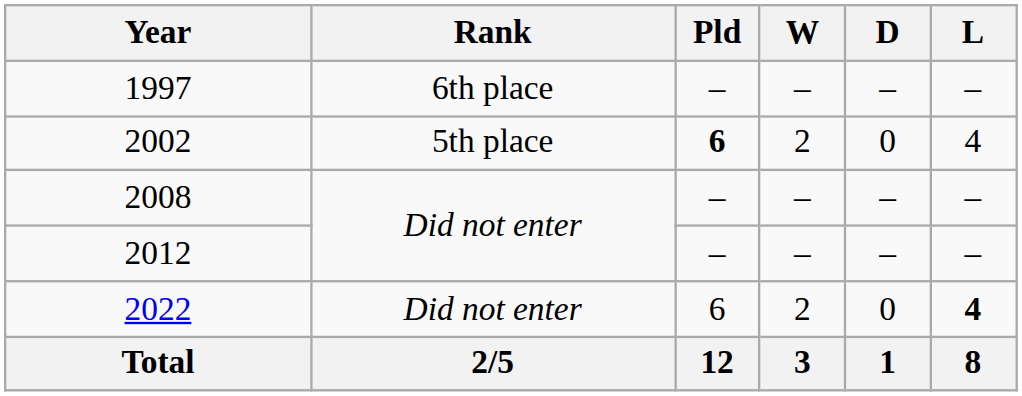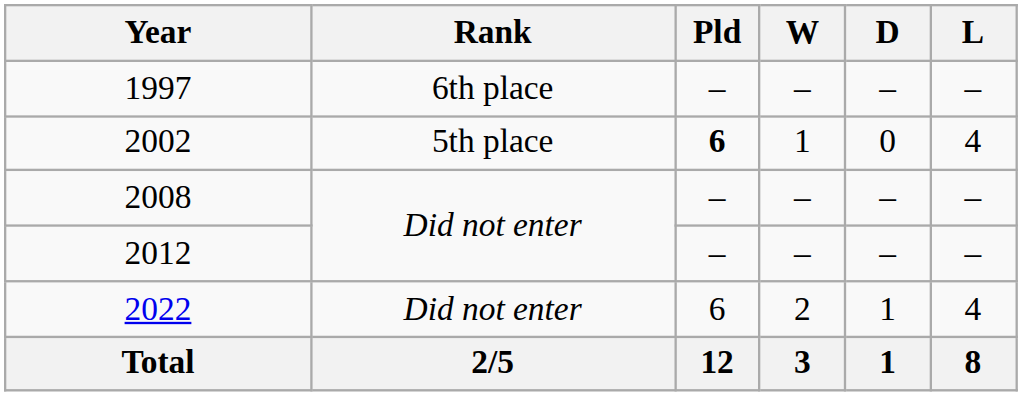(802, 142) 2 -> (802, 142) 1
(888, 307) 0 -> (888, 307) 1
(973, 307) bold -> (973, 307) normal
